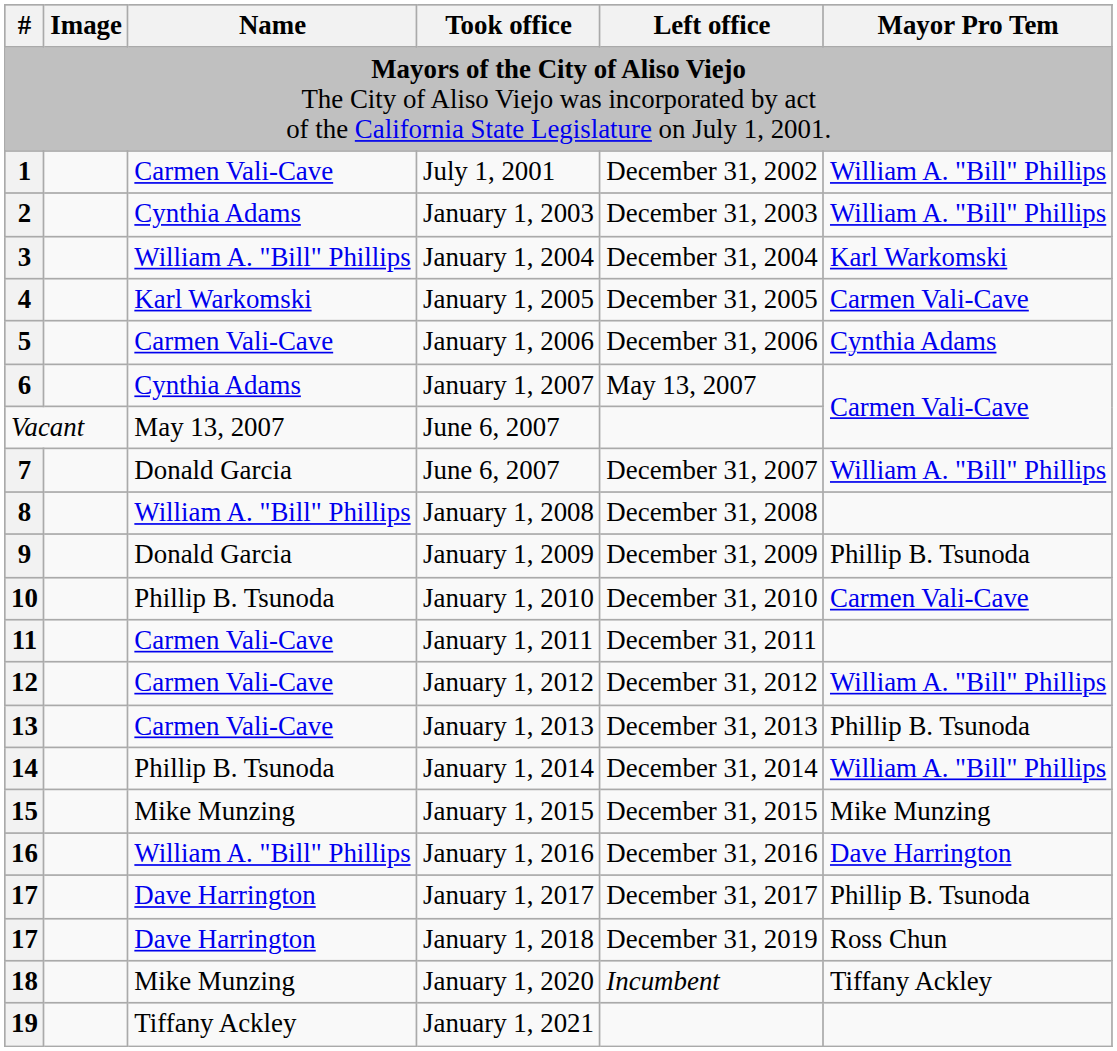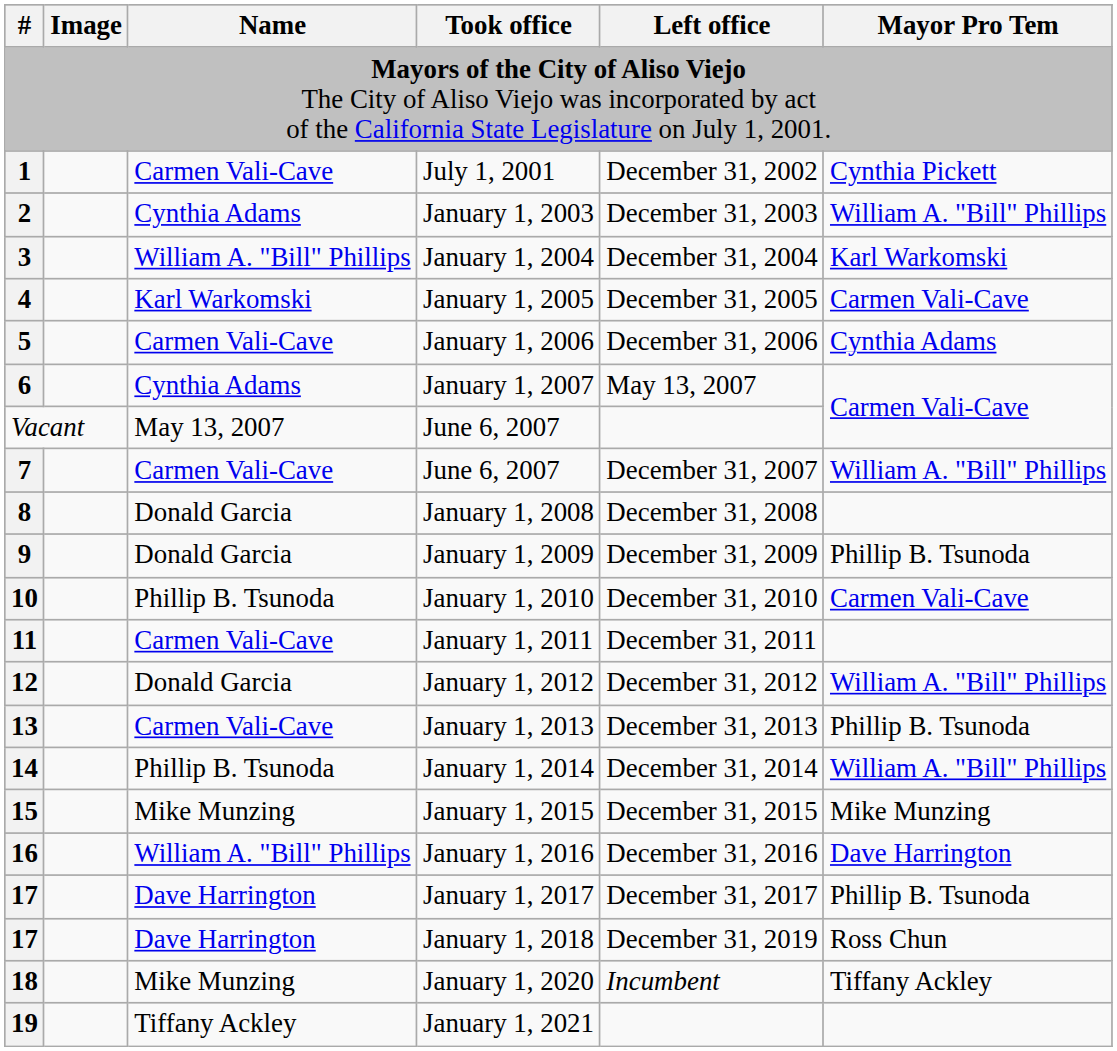(968, 171) William A. "Bill" Phillips -> (913, 171) Cynthia Pickett
(213, 469) Donald Garcia -> (234, 469) Carmen Vali-Cave
(272, 512) William A. "Bill" Phillips -> (213, 512) Donald Garcia
(234, 683) Carmen Vali-Cave -> (213, 683) Donald Garcia
